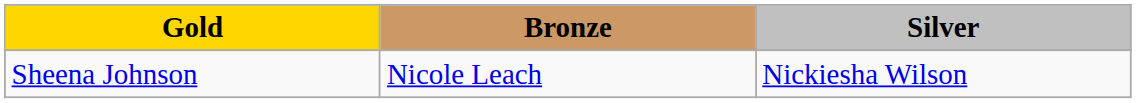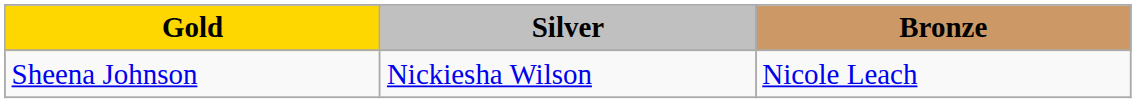columns swapped: (943, 27) <-> (568, 27)
